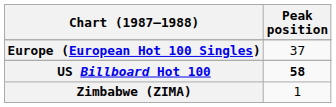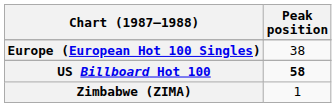(297, 50) 37 -> (297, 50) 38
